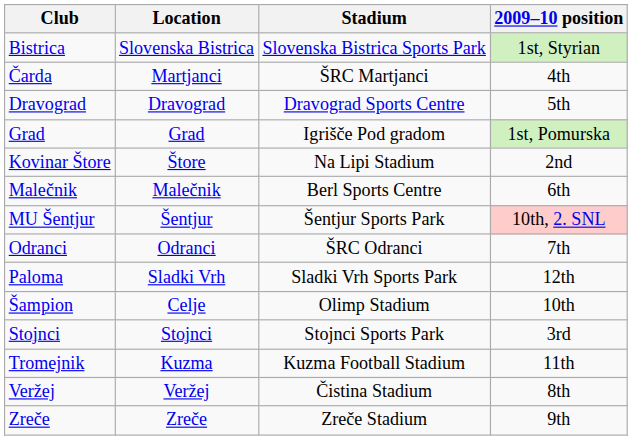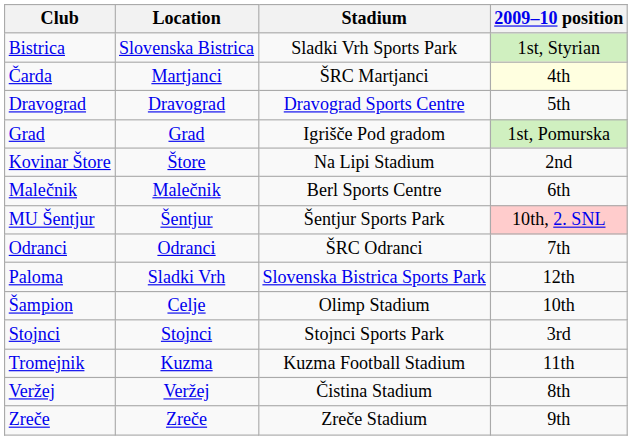(374, 47) Slovenska Bistrica Sports Park -> (374, 47) Sladki Vrh Sports Park
(559, 76) no background -> (559, 76) lightyellow background
(374, 276) Sladki Vrh Sports Park -> (374, 276) Slovenska Bistrica Sports Park
